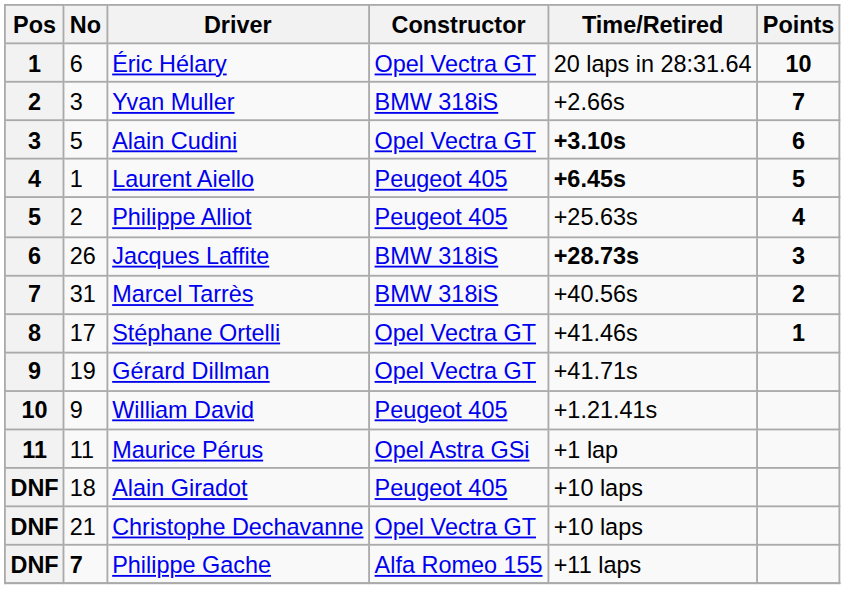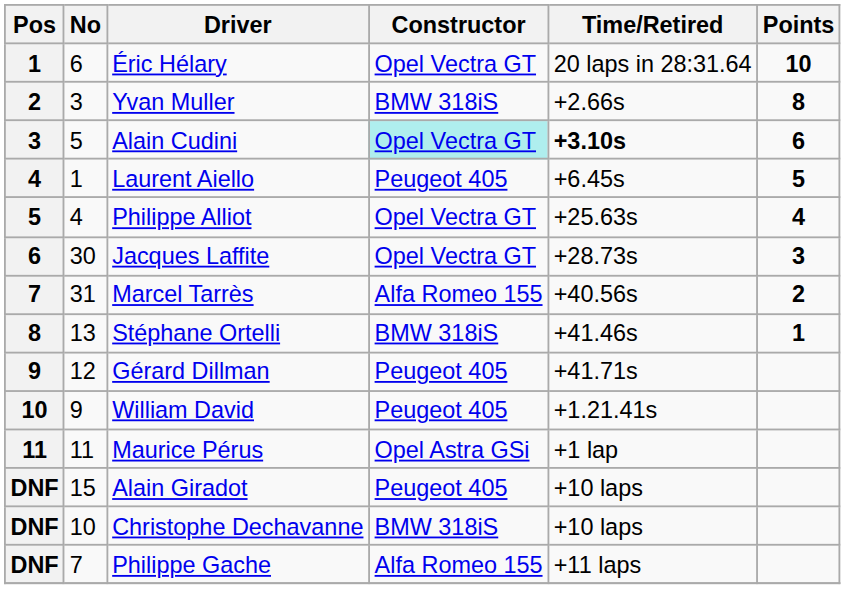(799, 101) 7 -> (799, 101) 8
(455, 140) no background -> (455, 140) paleturquoise background
(590, 178) bold -> (589, 178) normal
(76, 217) 2 -> (76, 217) 4
(441, 217) Peugeot 405 -> (455, 217) Opel Vectra GT
(83, 256) 26 -> (83, 256) 30
(436, 256) BMW 318iS -> (455, 256) Opel Vectra GT
(596, 256) bold -> (596, 256) normal
(436, 294) BMW 318iS -> (459, 294) Alfa Romeo 155
(83, 333) 17 -> (83, 333) 13
(455, 333) Opel Vectra GT -> (436, 333) BMW 318iS
(83, 371) 19 -> (83, 371) 12
(455, 371) Opel Vectra GT -> (441, 371) Peugeot 405
(83, 487) 18 -> (83, 487) 15
(83, 526) 21 -> (83, 526) 10
(455, 526) Opel Vectra GT -> (436, 526) BMW 318iS
(76, 564) bold -> (76, 564) normal
